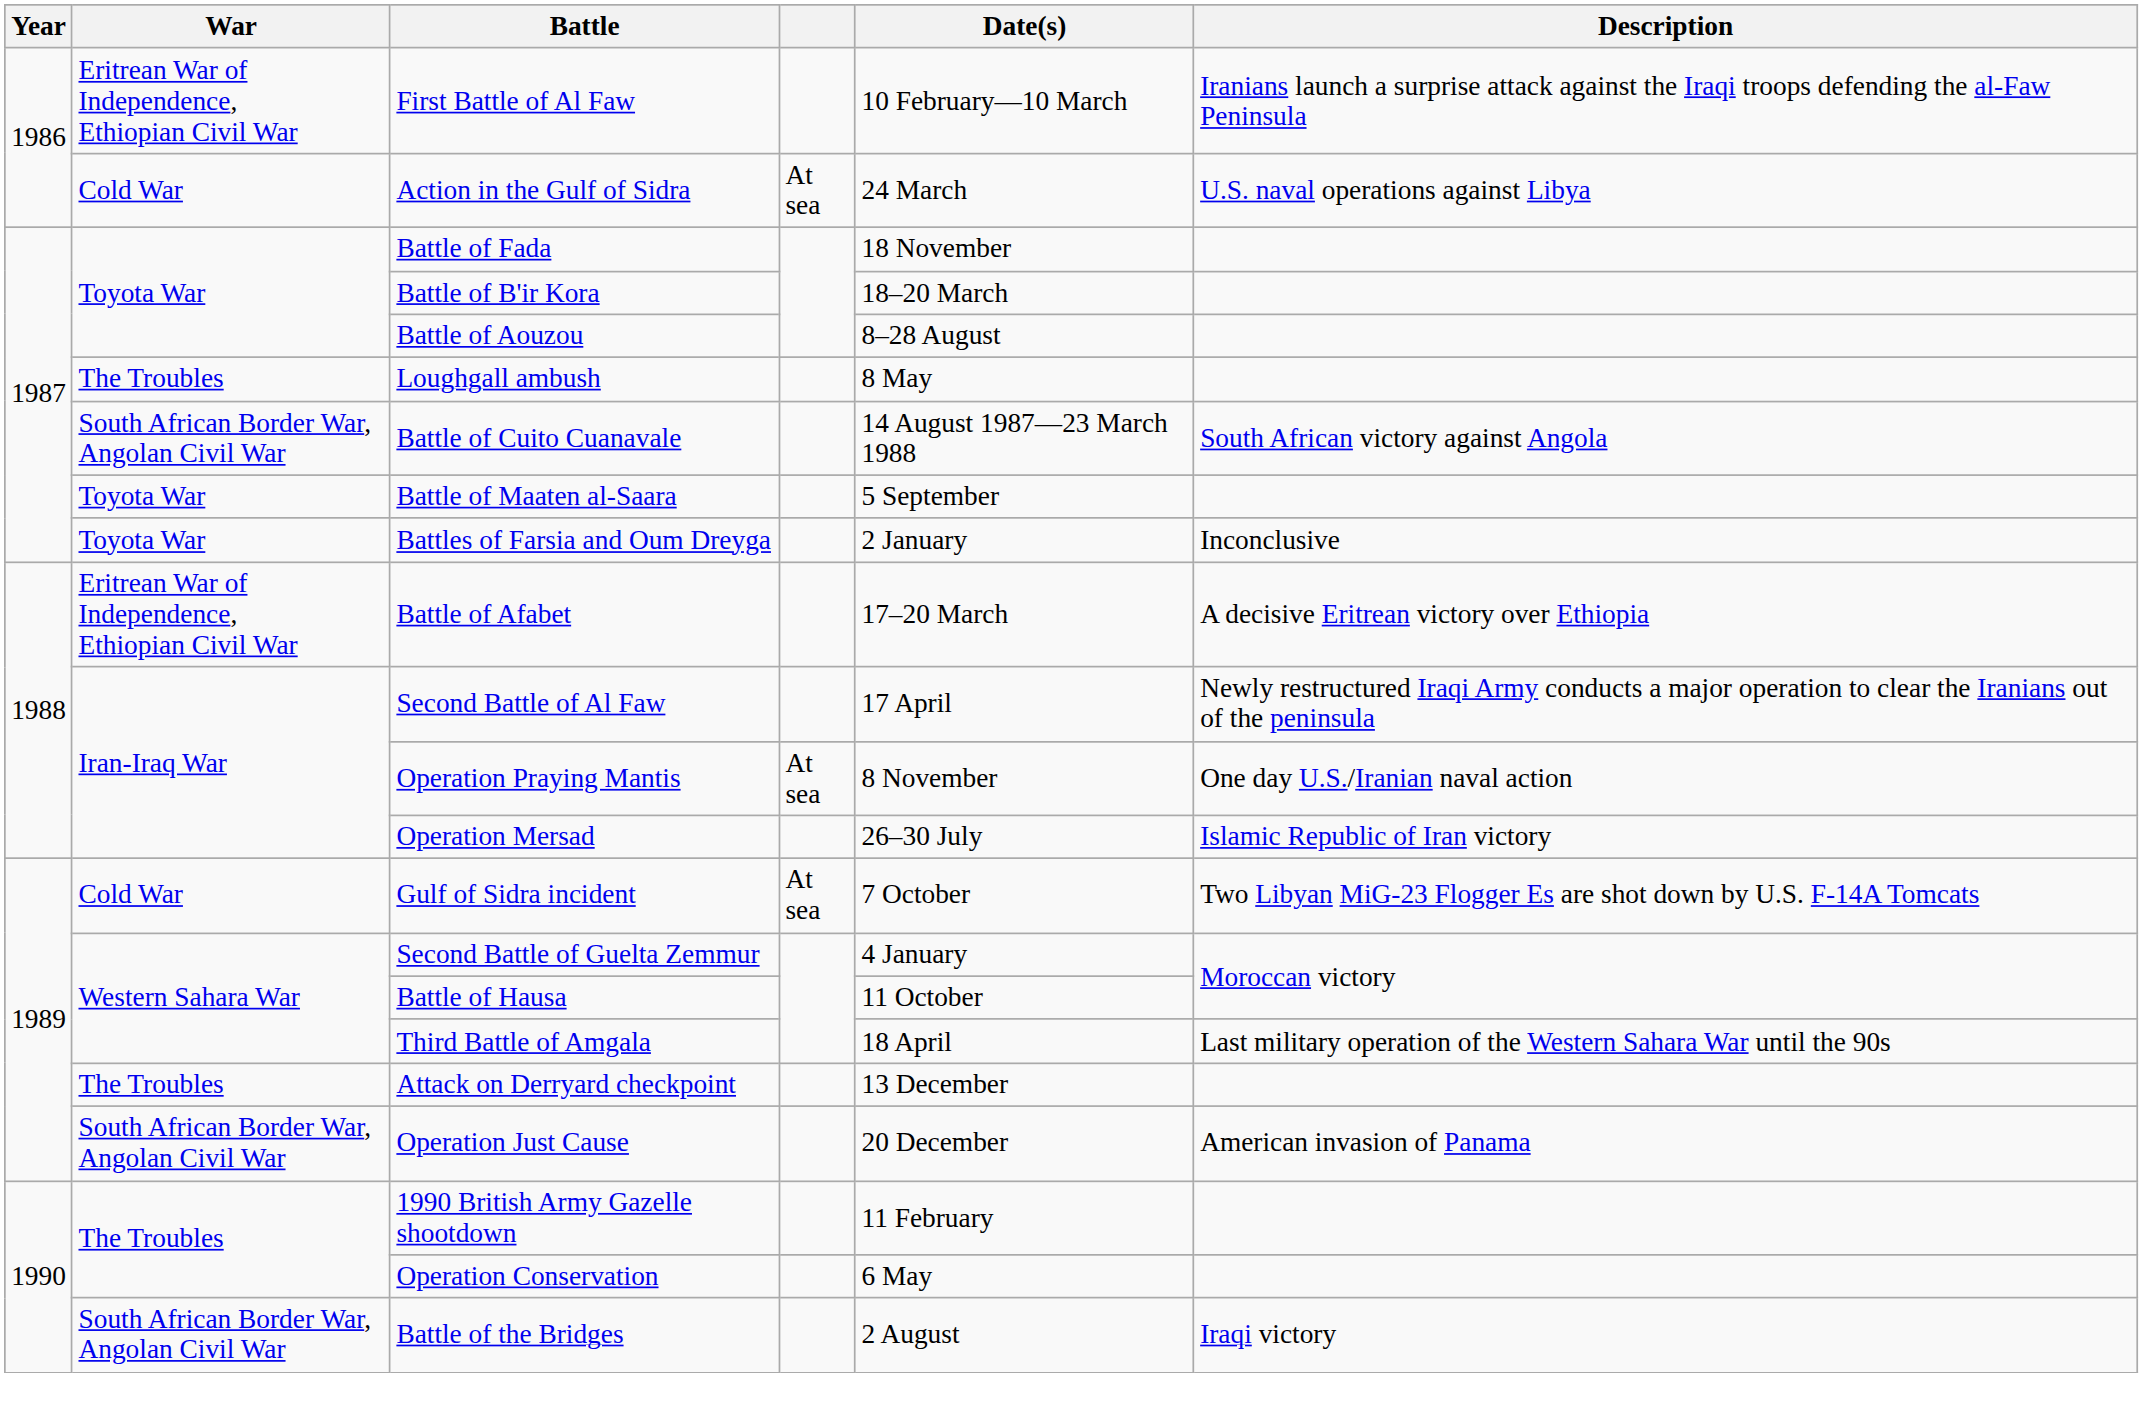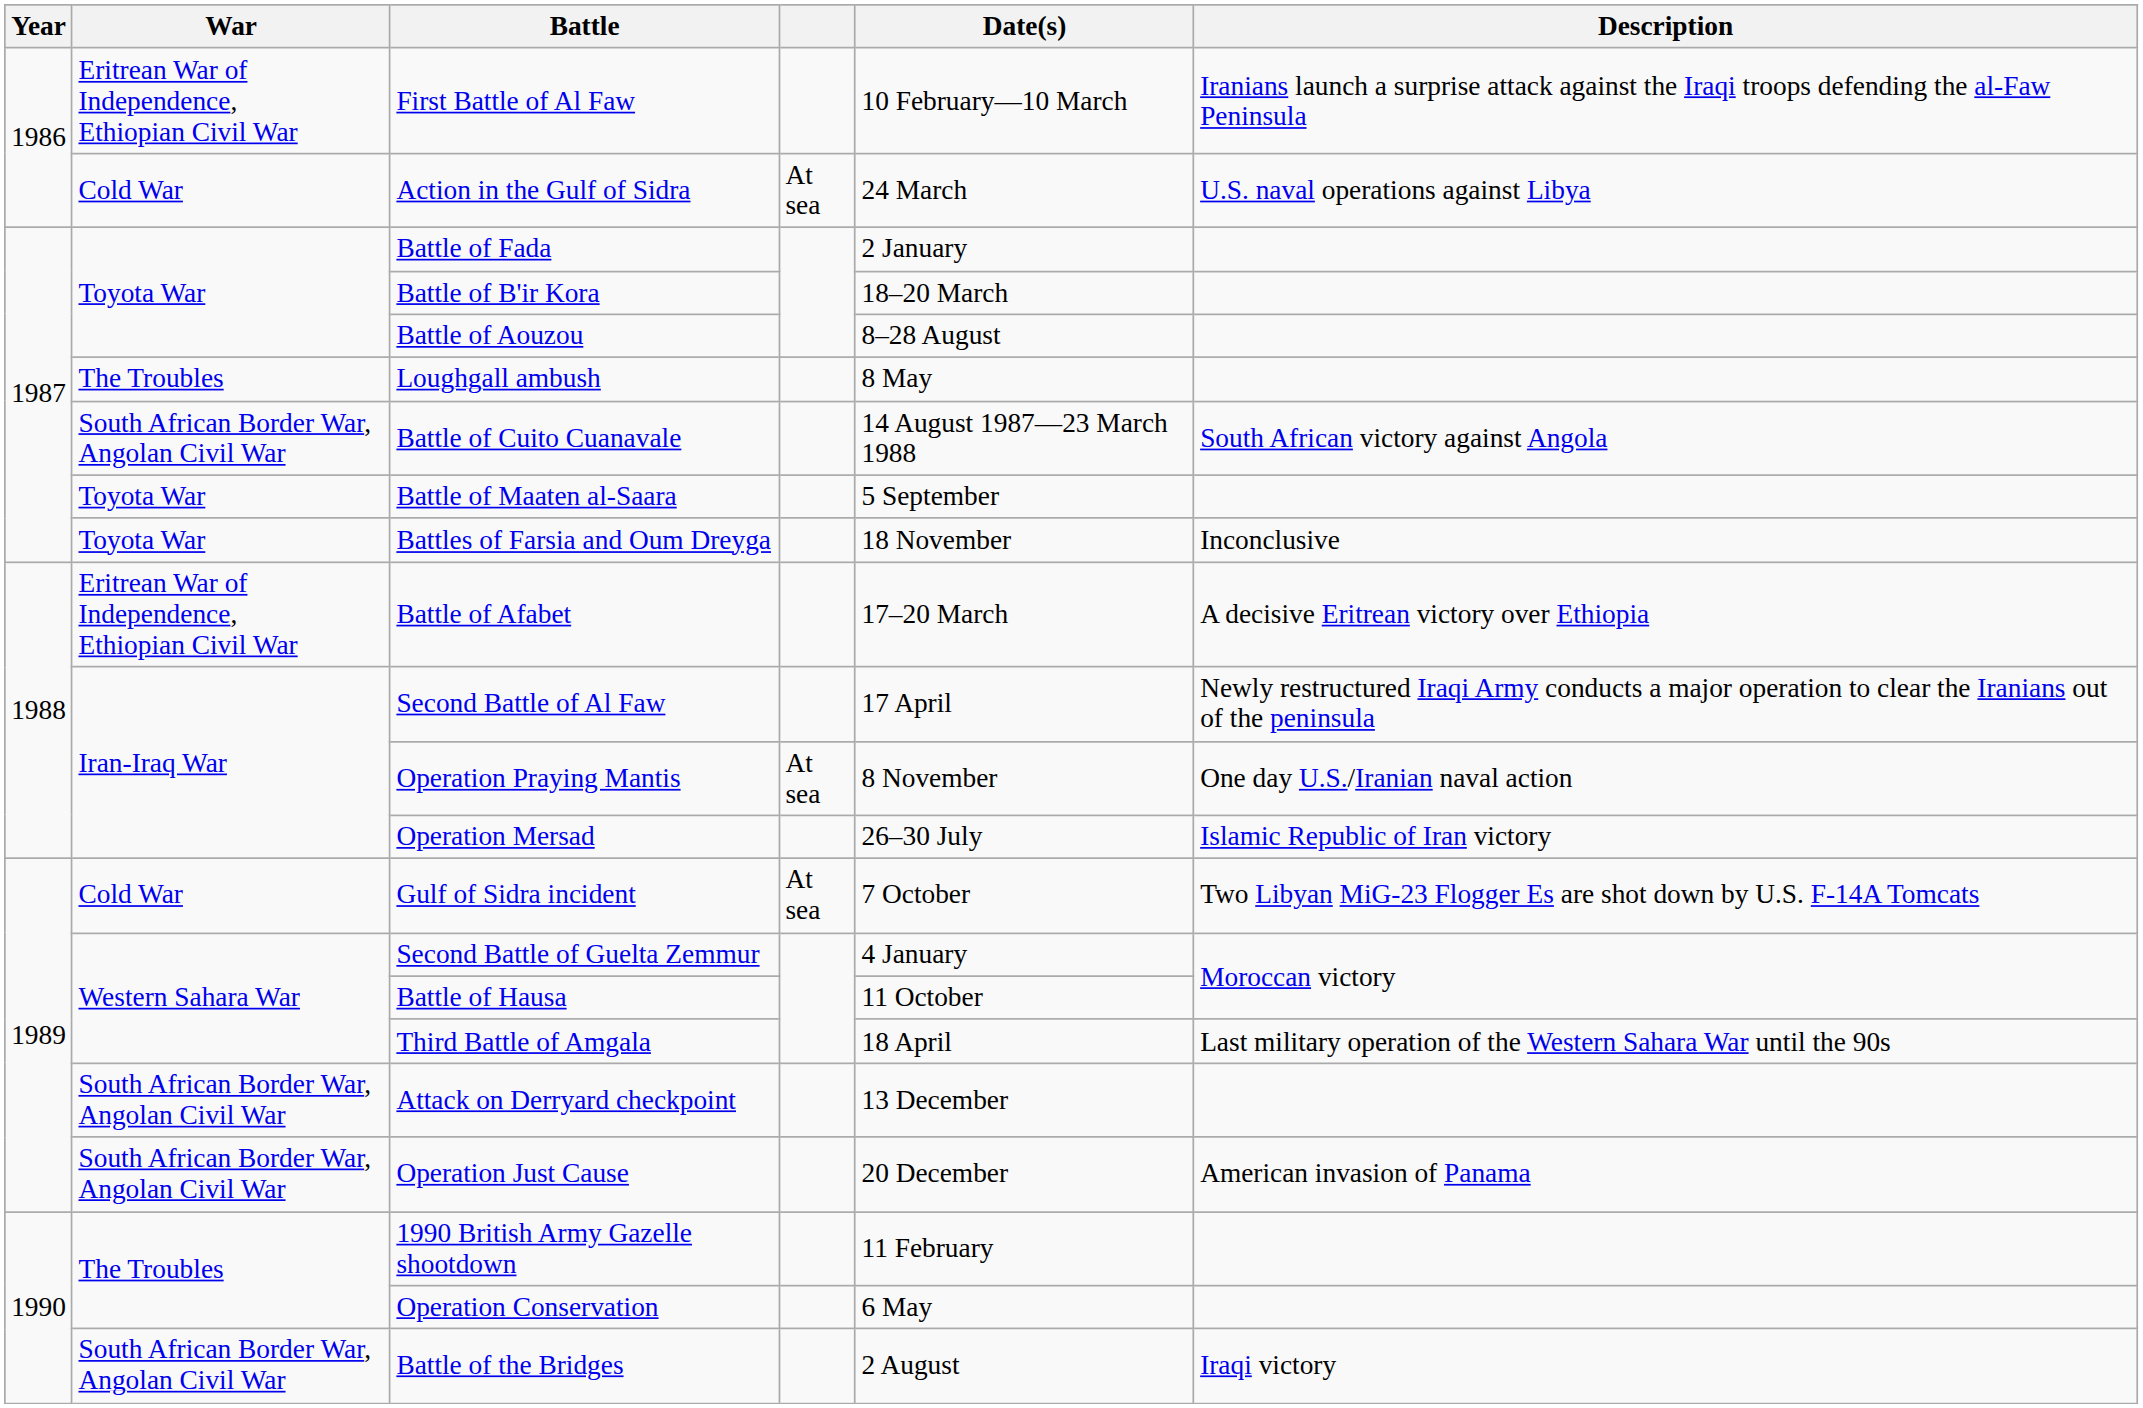(936, 248) 18 November -> (914, 248) 2 January
(914, 539) 2 January -> (936, 539) 18 November
(151, 1084) The Troubles -> (225, 1099) South African Border War, Angolan Civil War
